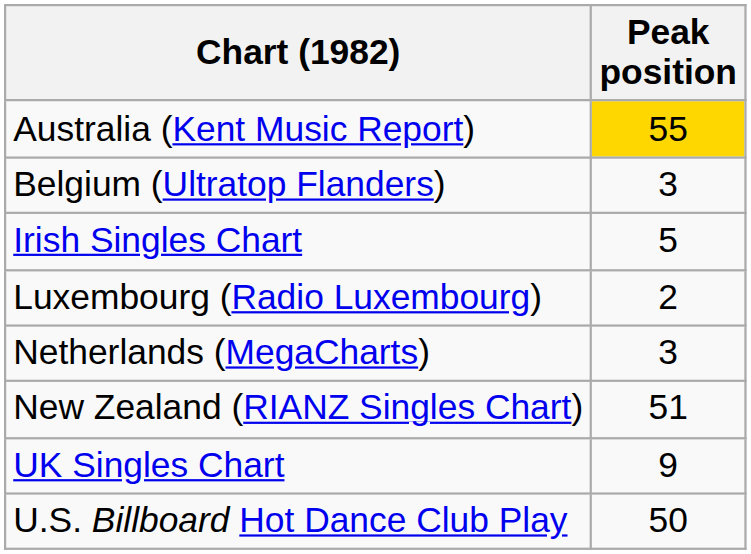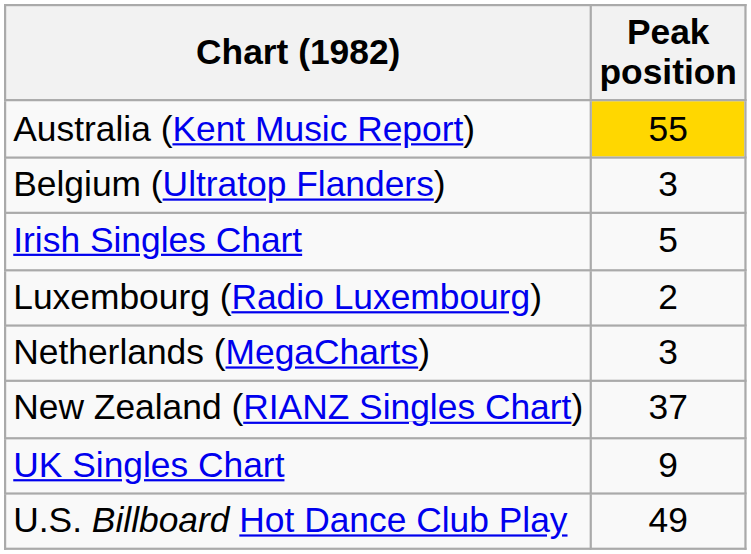(668, 408) 51 -> (668, 408) 37
(668, 520) 50 -> (668, 520) 49
